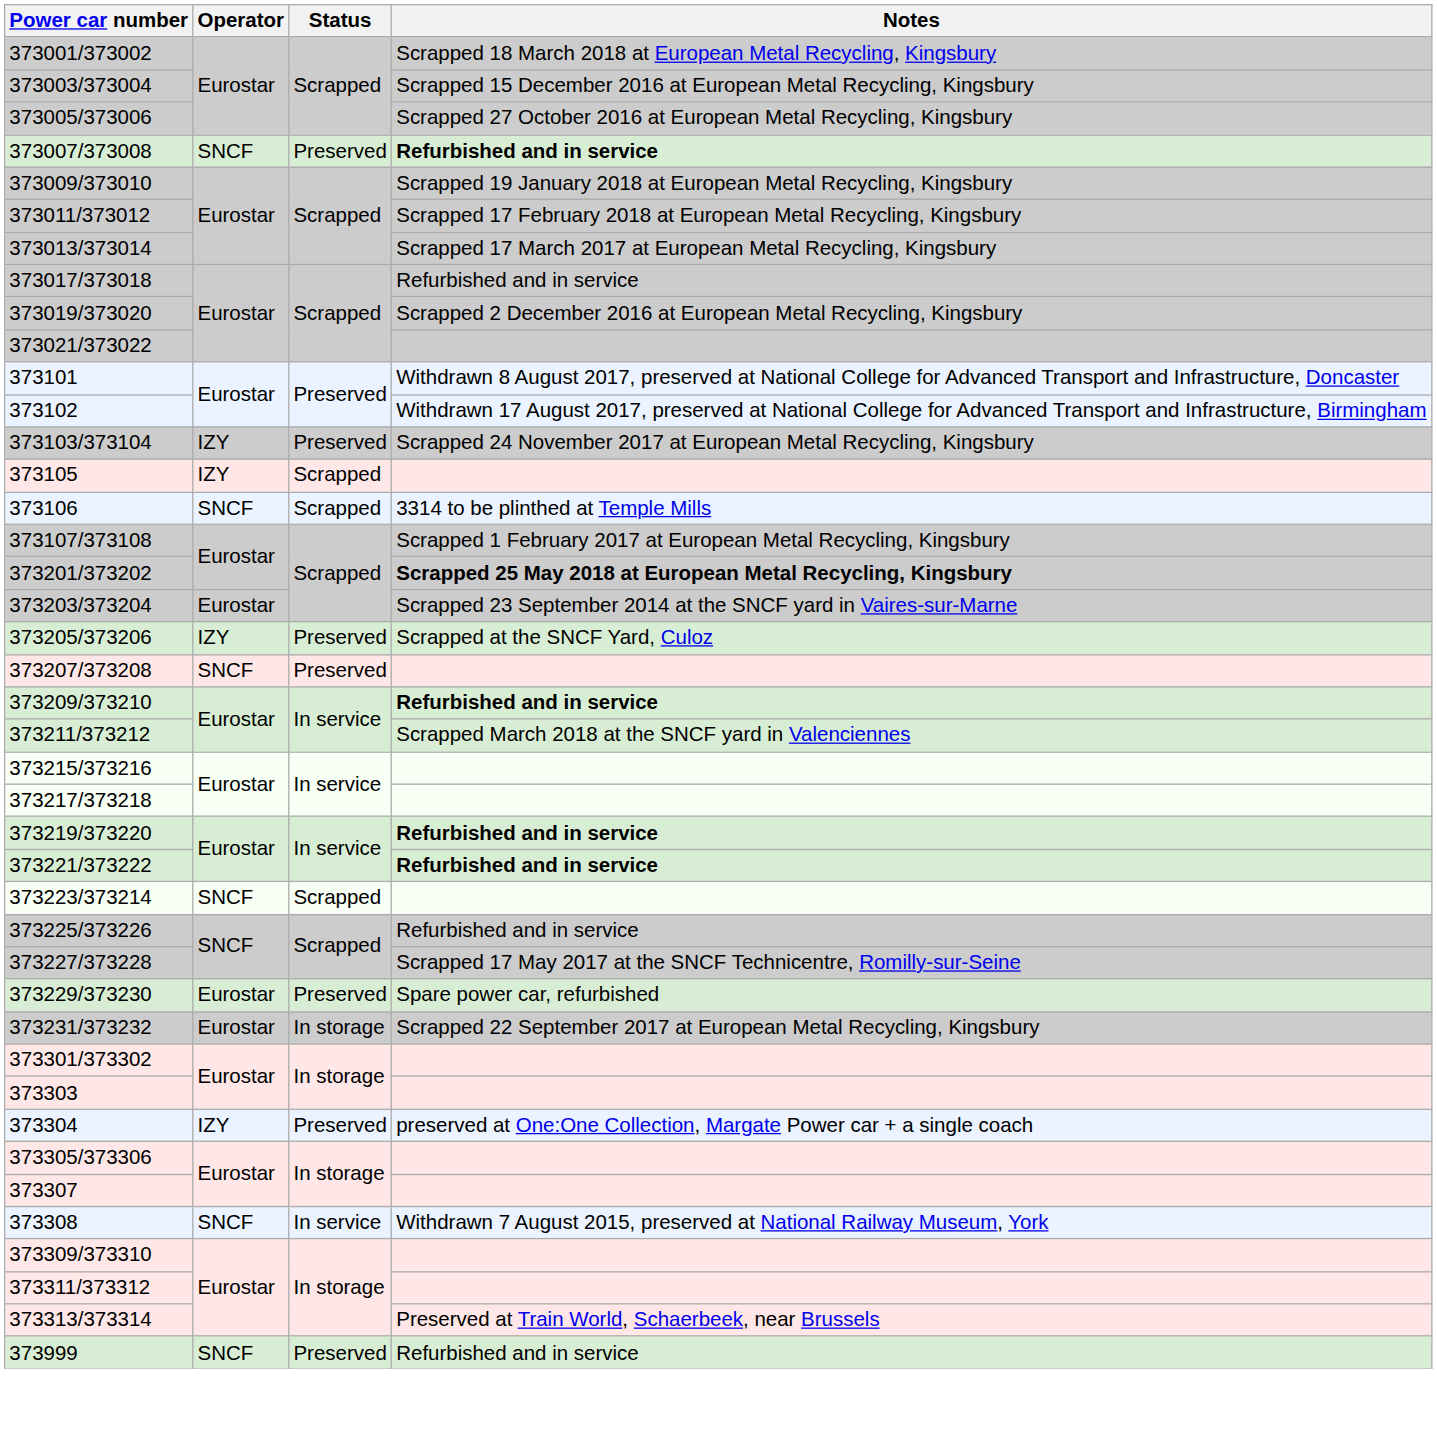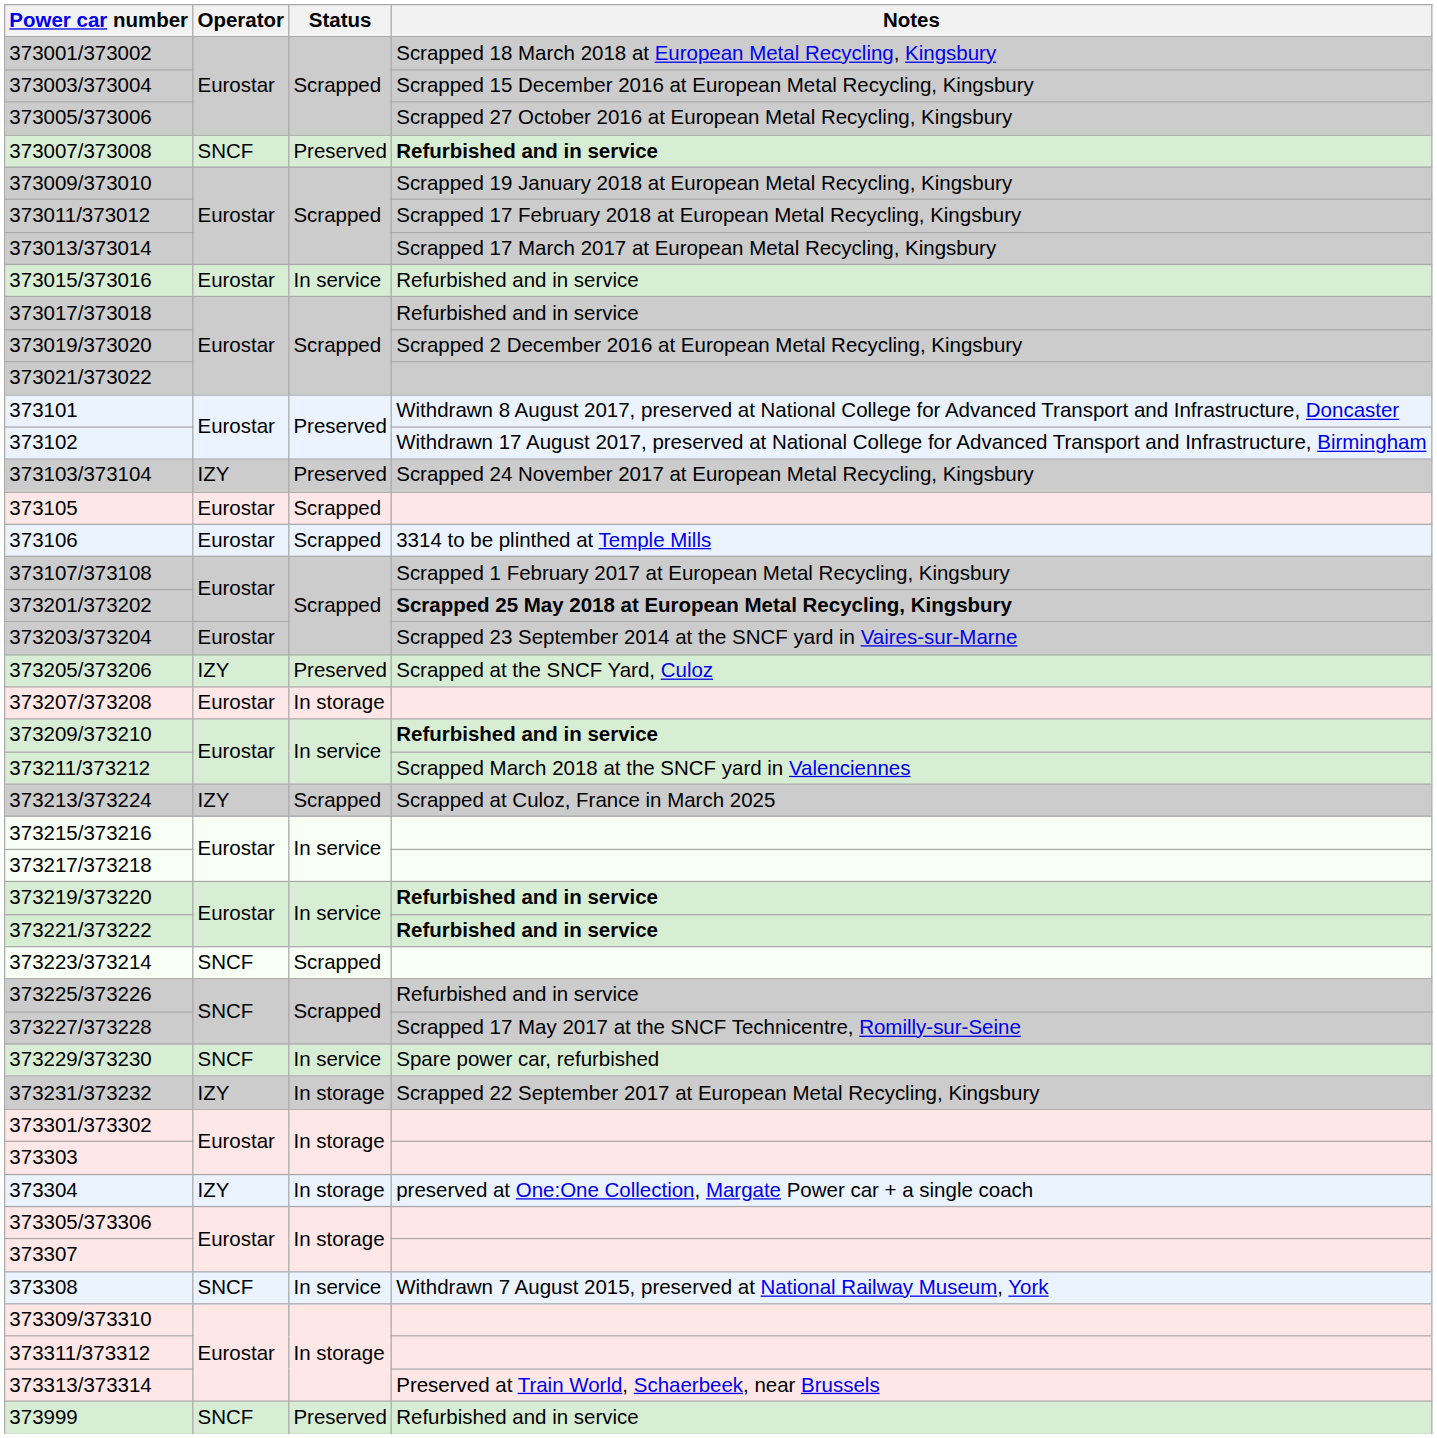+ row: (81, 280)
(213, 475) IZY -> (236, 507) Eurostar
(225, 507) SNCF -> (236, 540) Eurostar
(225, 670) SNCF -> (236, 702) Eurostar
(340, 670) Preserved -> (339, 702) In storage
+ row: (81, 800)
(236, 995) Eurostar -> (225, 1060) SNCF
(340, 995) Preserved -> (337, 1060) In service
(236, 1027) Eurostar -> (213, 1092) IZY
(340, 1125) Preserved -> (339, 1190) In storage
